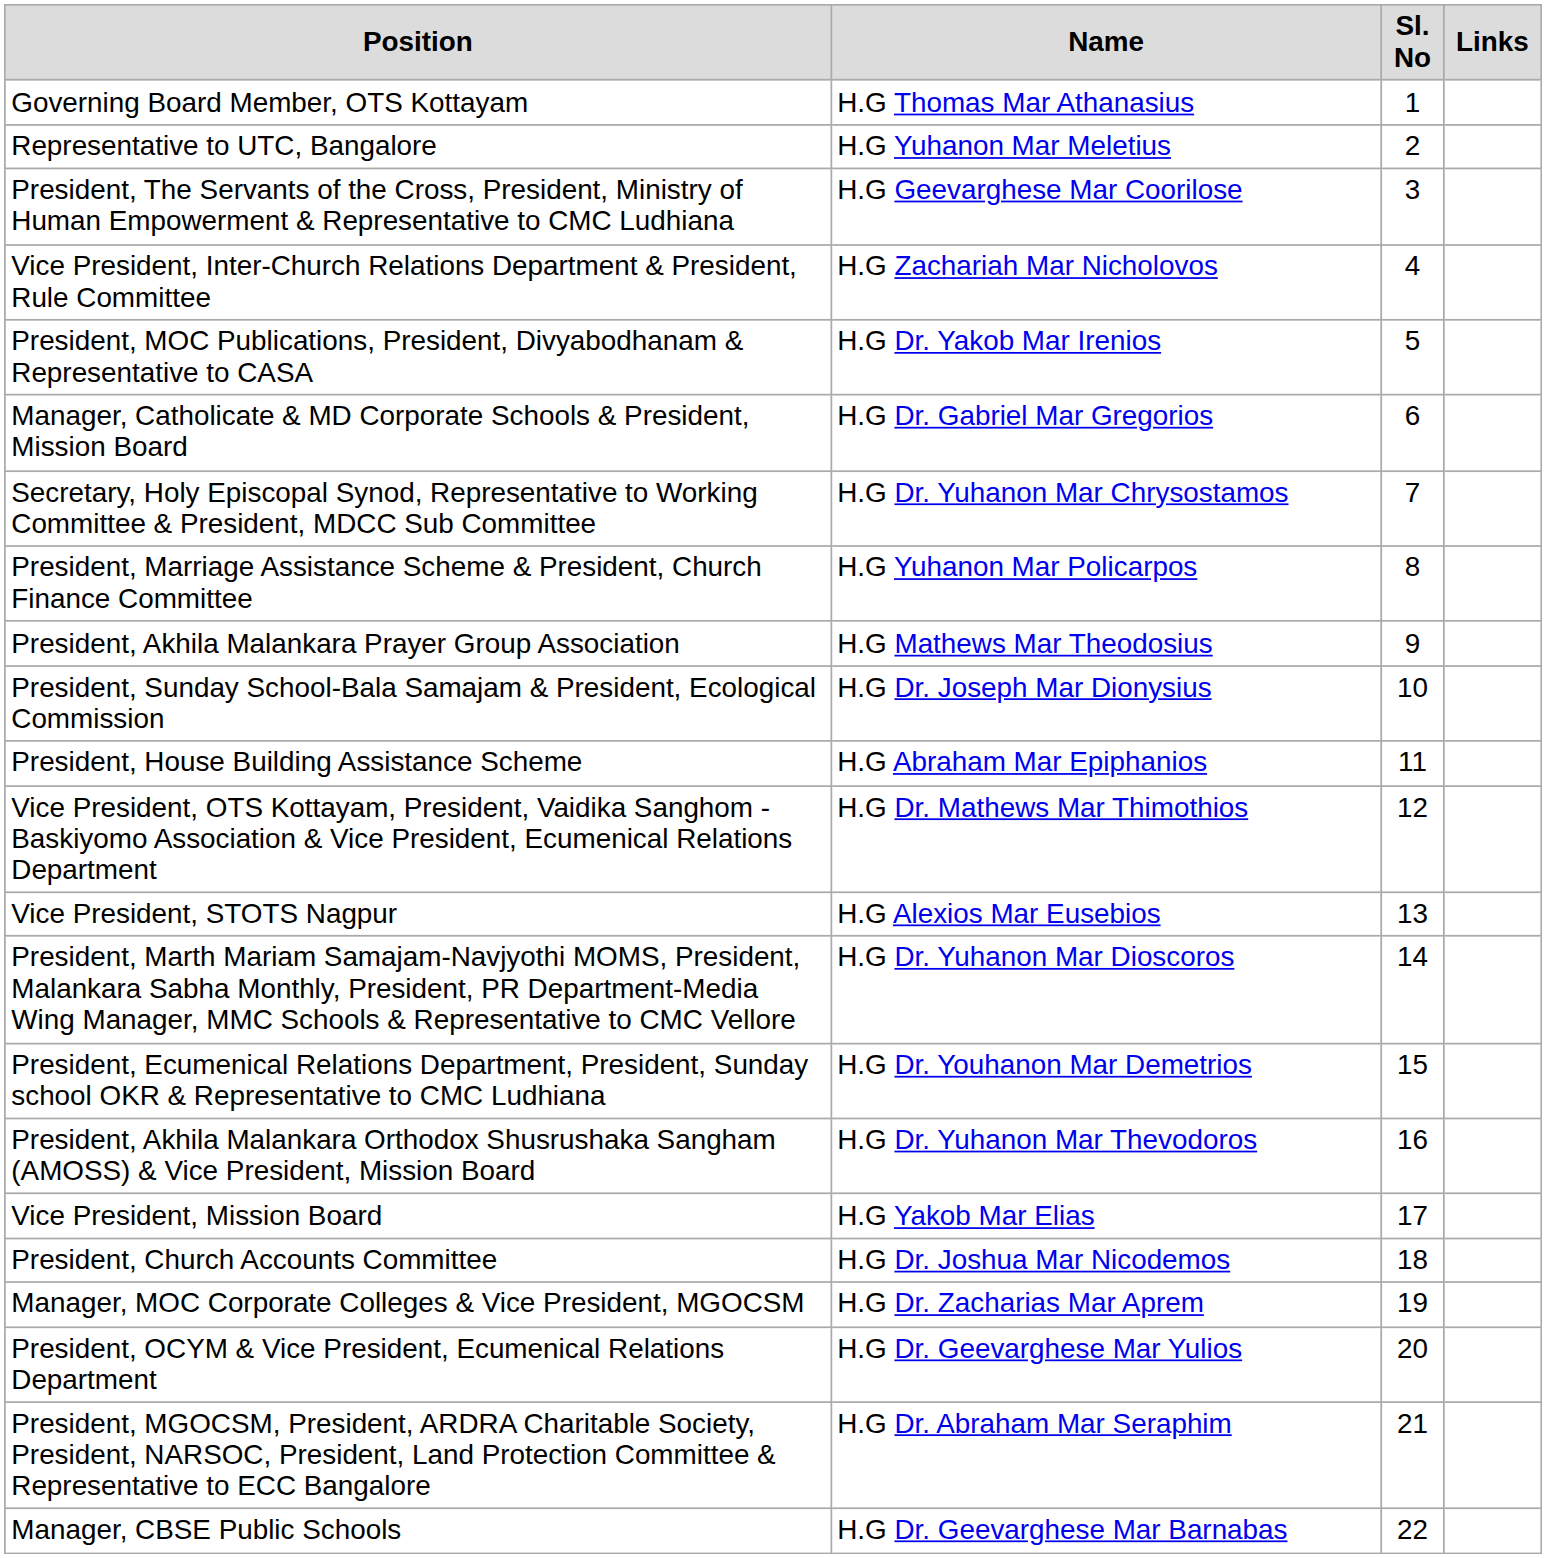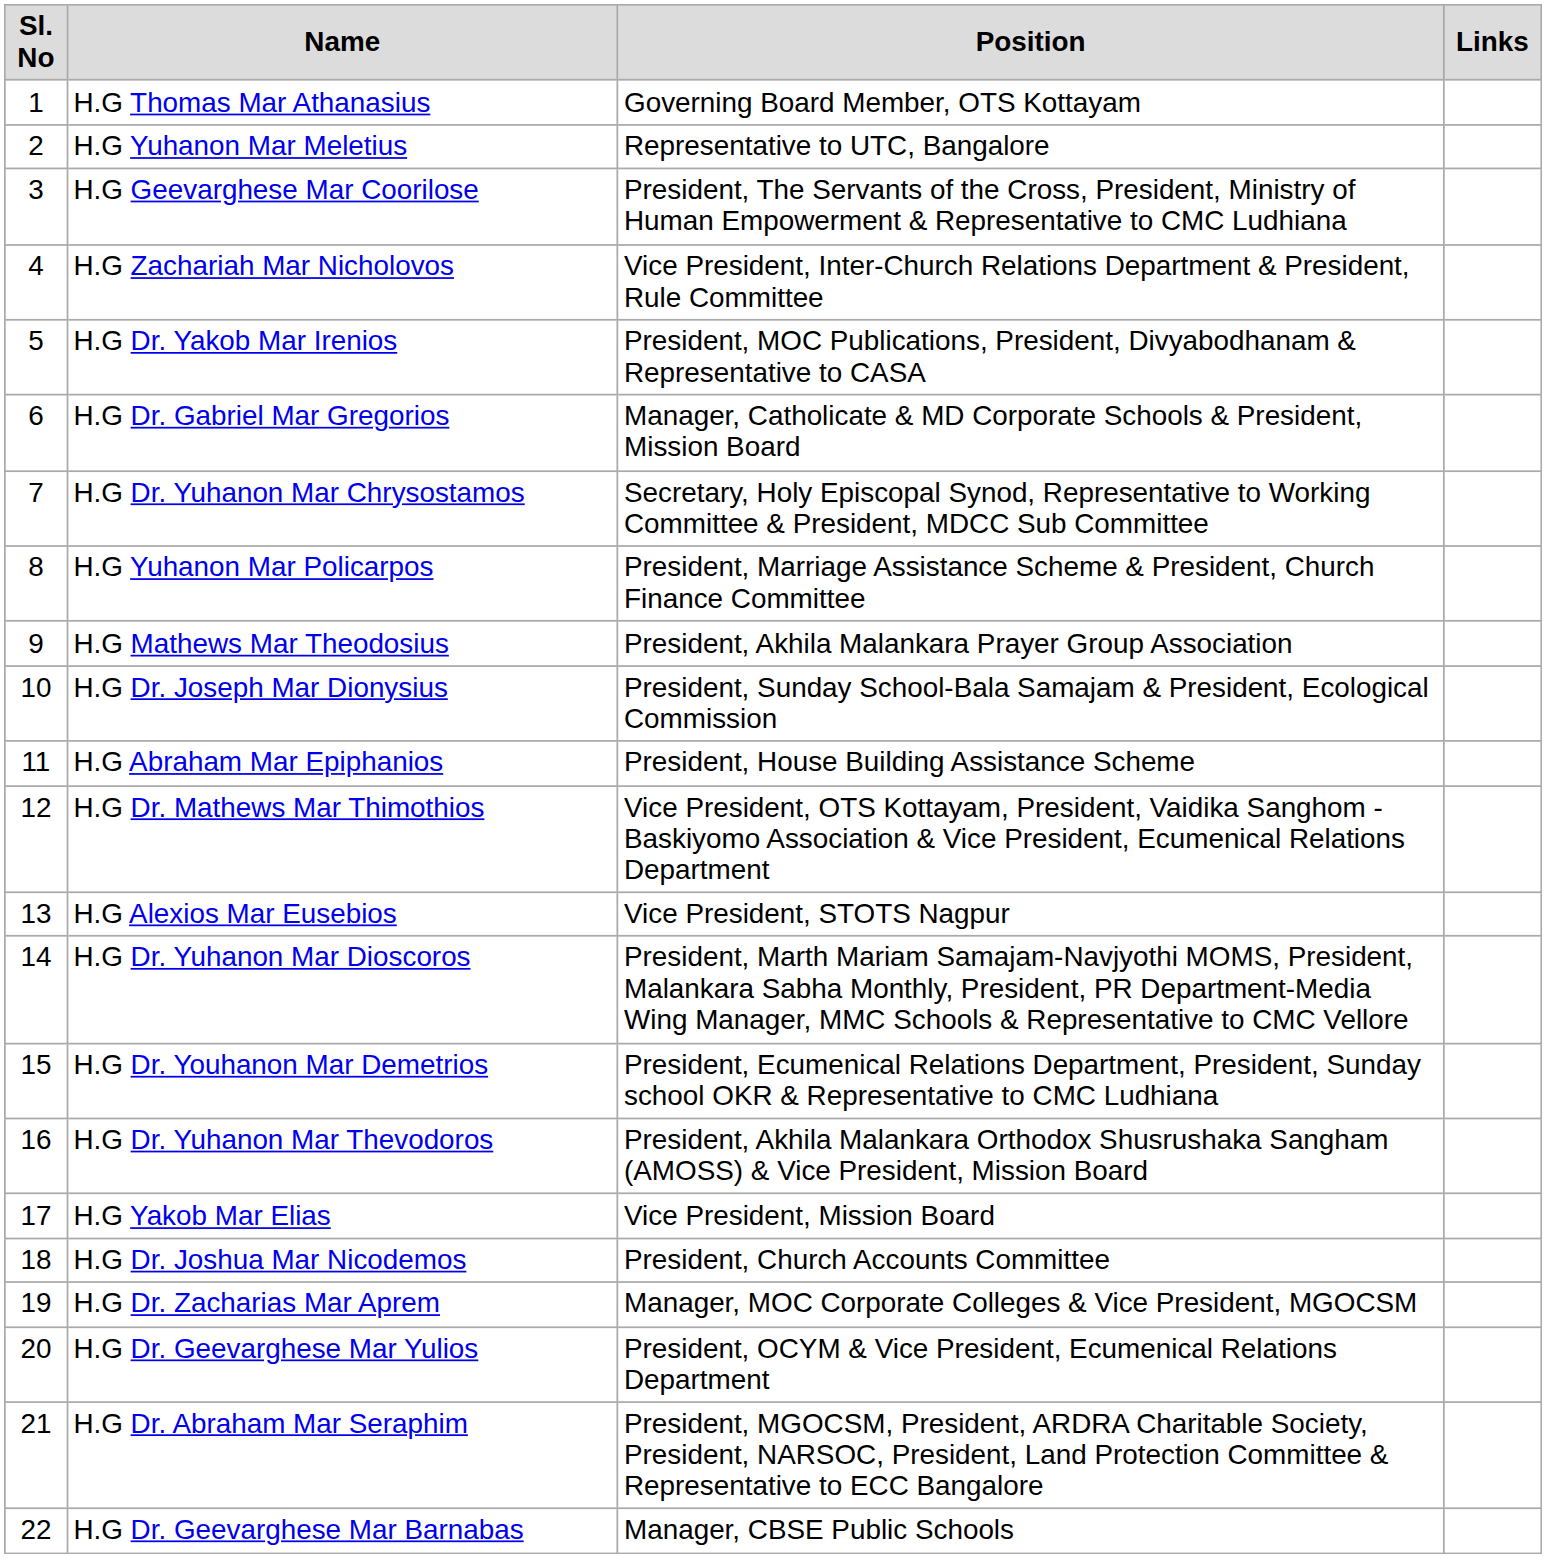columns swapped: (1412, 42) <-> (418, 42)
